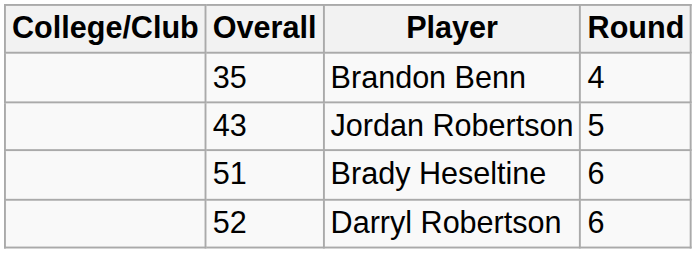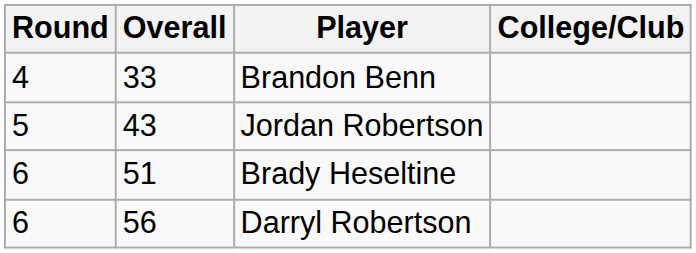columns swapped: (636, 28) <-> (105, 28)
(230, 77) 35 -> (140, 77) 33
(230, 222) 52 -> (140, 222) 56
